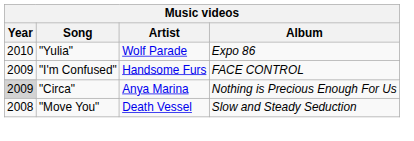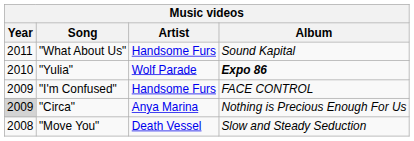+ row: (83, 51)
(234, 51) normal -> (244, 70) bold
